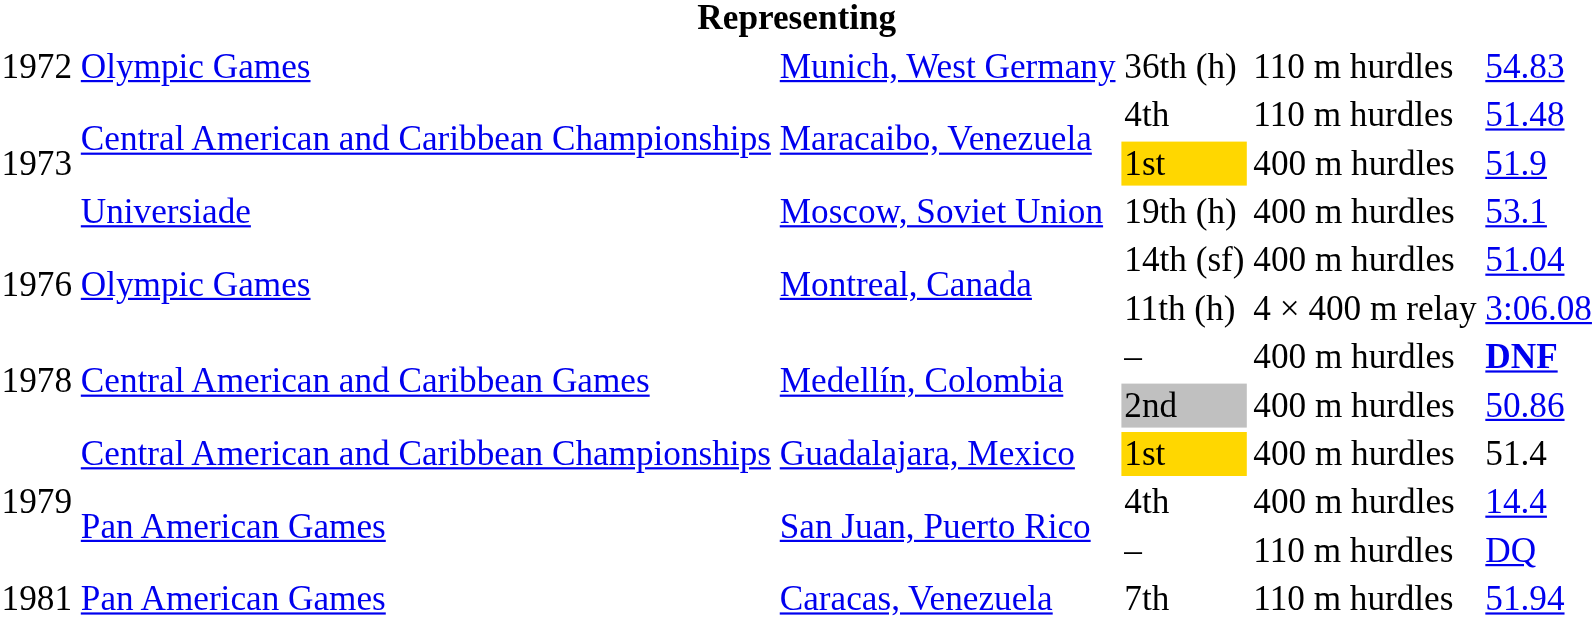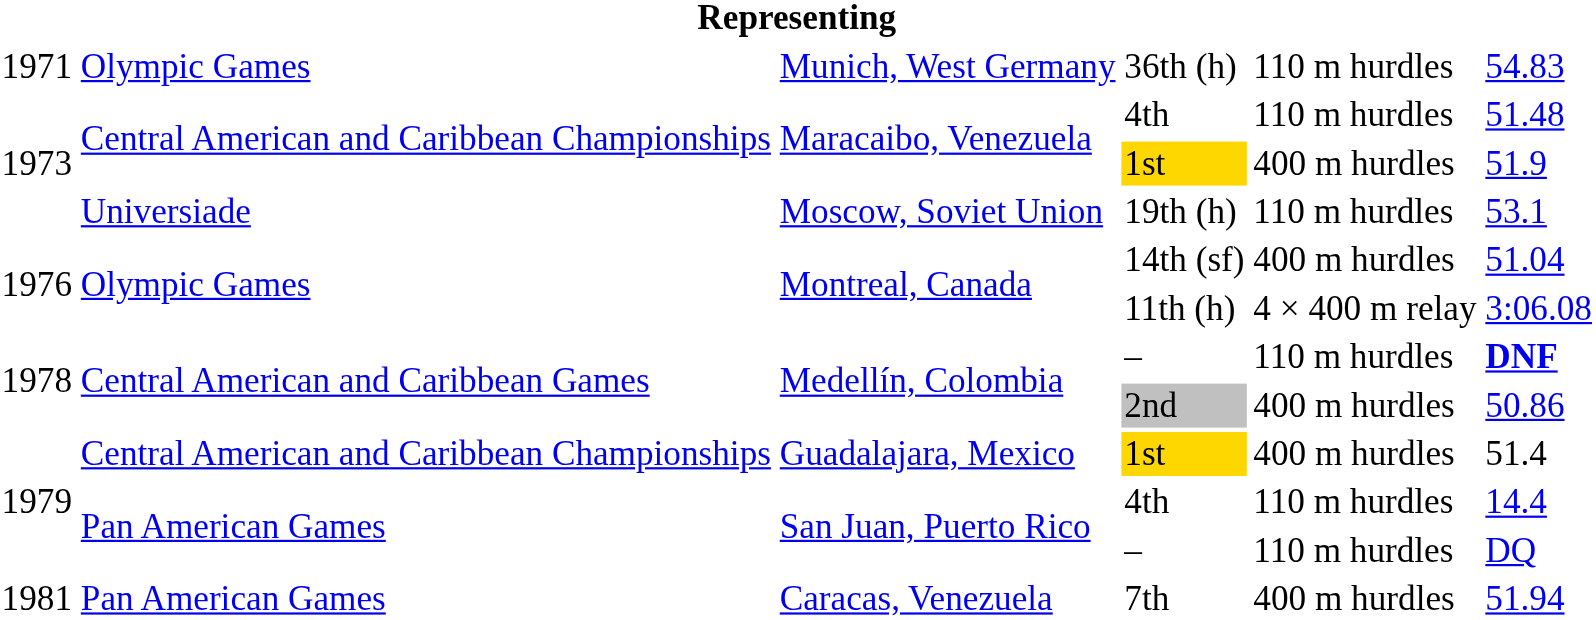(37, 66) 1972 -> (37, 66) 1971
(1354, 211) 400 m hurdles -> (1353, 211) 110 m hurdles
(1354, 356) 400 m hurdles -> (1353, 356) 110 m hurdles
(1354, 501) 400 m hurdles -> (1353, 501) 110 m hurdles
(1353, 598) 110 m hurdles -> (1354, 598) 400 m hurdles
